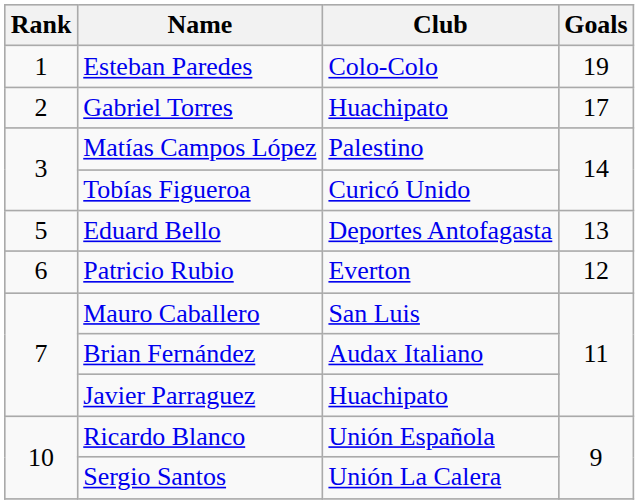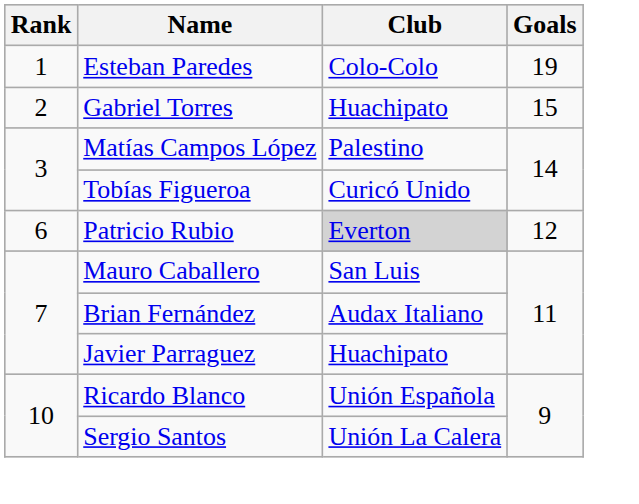(596, 107) 17 -> (545, 107) 15
- row: (152, 230)
(369, 271) no background -> (369, 230) lightgrey background
